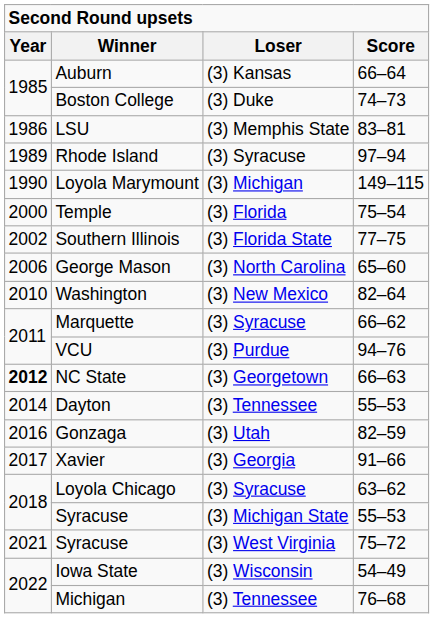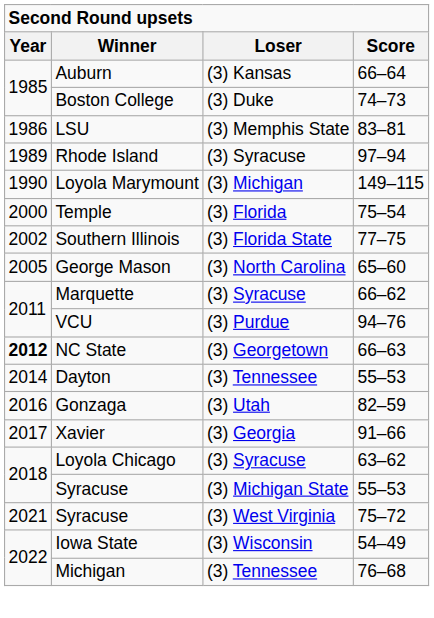(28, 267) 2006 -> (28, 267) 2005
- row: (101, 294)
